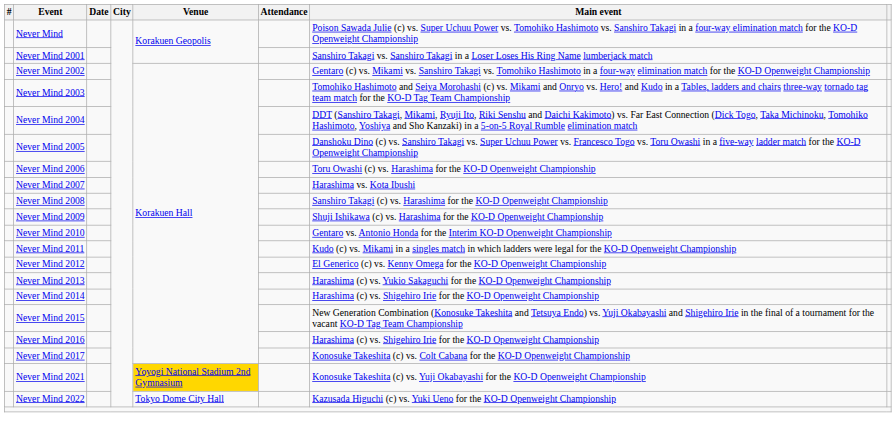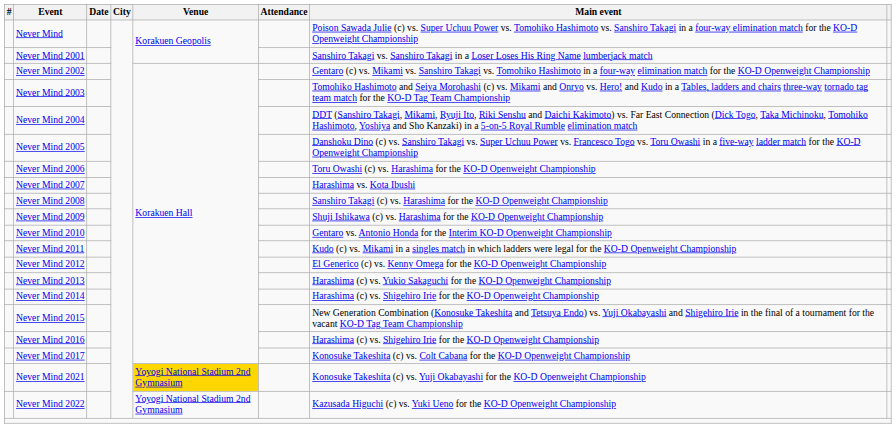(180, 398) Tokyo Dome City Hall -> (193, 404) Yoyogi National Stadium 2nd Gymnasium
